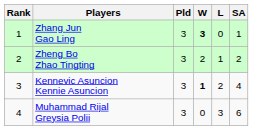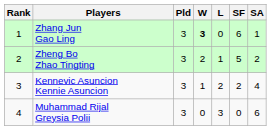+ column: (239, 12)
(202, 86) bold -> (202, 86) normal
